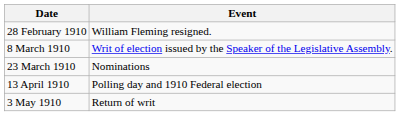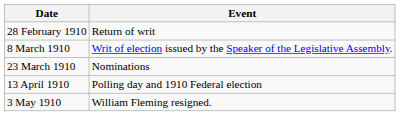(152, 31) William Fleming resigned. -> (123, 31) Return of writ
(123, 102) Return of writ -> (152, 102) William Fleming resigned.
